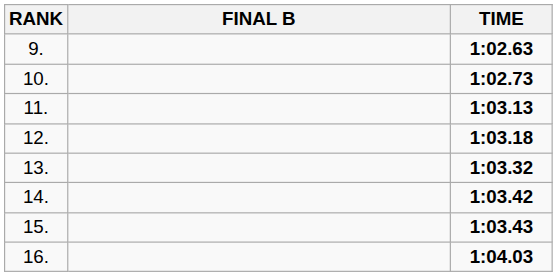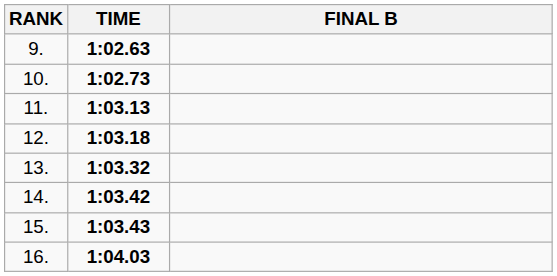columns swapped: (259, 19) <-> (501, 19)
